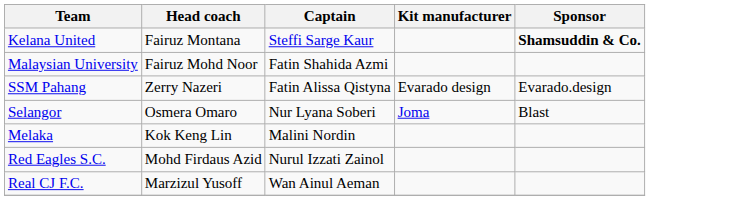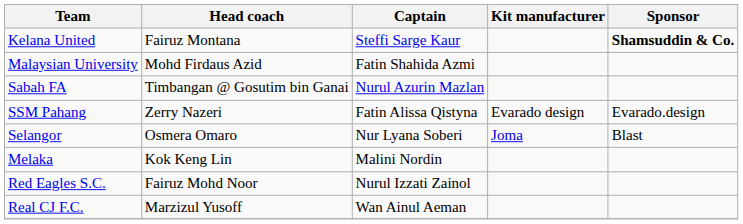(201, 64) Fairuz Mohd Noor -> (203, 64) Mohd Firdaus Azid
+ row: (37, 87)
(203, 159) Mohd Firdaus Azid -> (201, 183) Fairuz Mohd Noor
